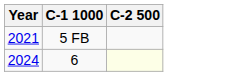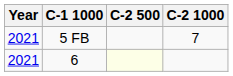+ column: (195, 15)
(23, 60) 2024 -> (23, 60) 2021
